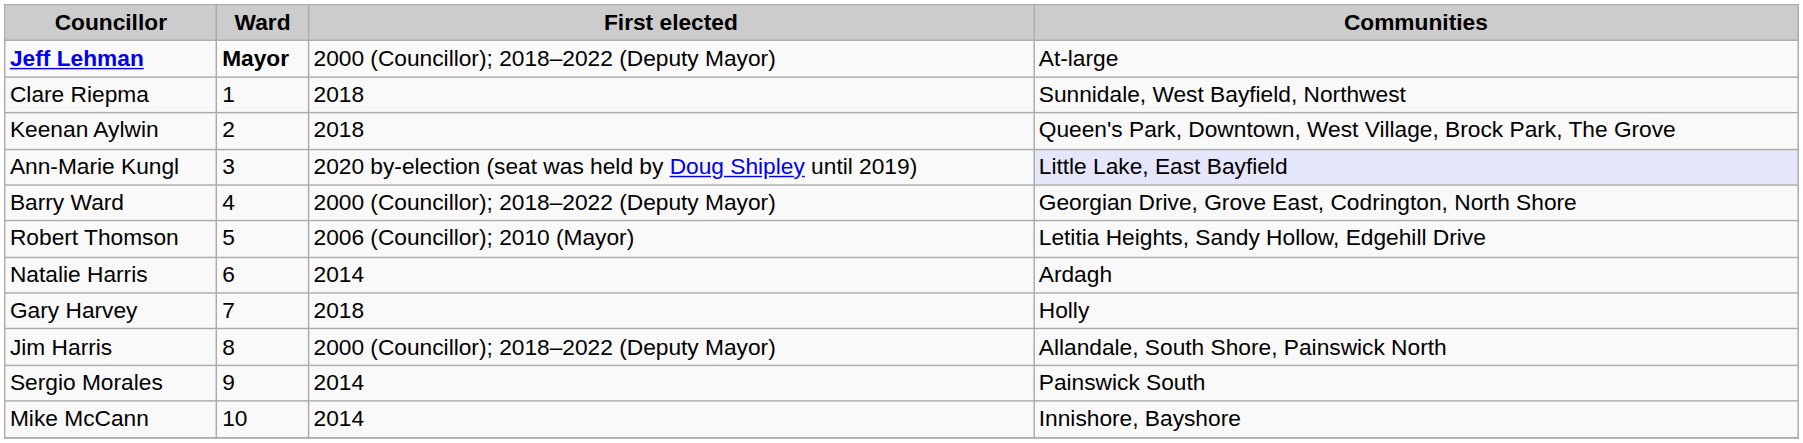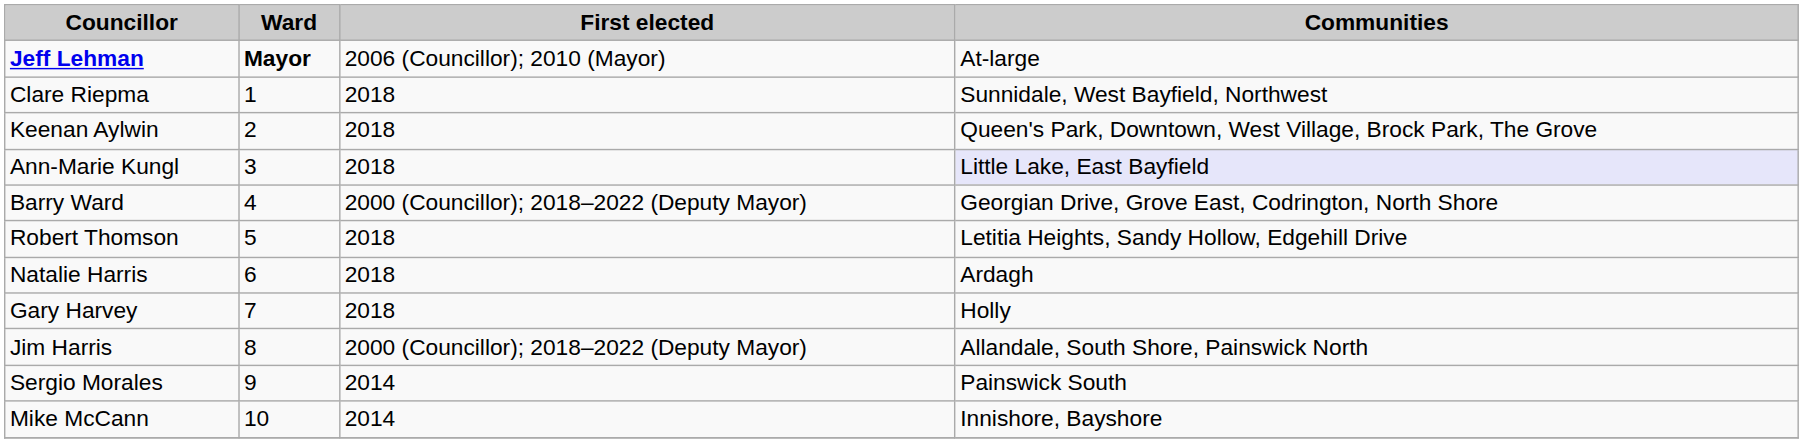(545, 58) 2000 (Councillor); 2018–2022 (Deputy Mayor) -> (505, 58) 2006 (Councillor); 2010 (Mayor)
(615, 166) 2020 by-election (seat was held by Doug Shipley until 2019) -> (370, 166) 2018
(474, 238) 2006 (Councillor); 2010 (Mayor) -> (370, 238) 2018
(339, 274) 2014 -> (370, 274) 2018
